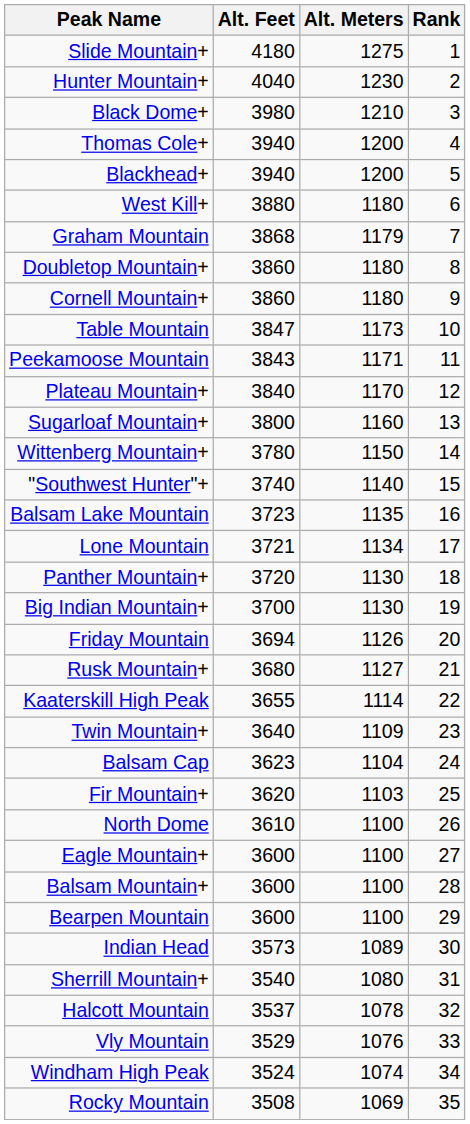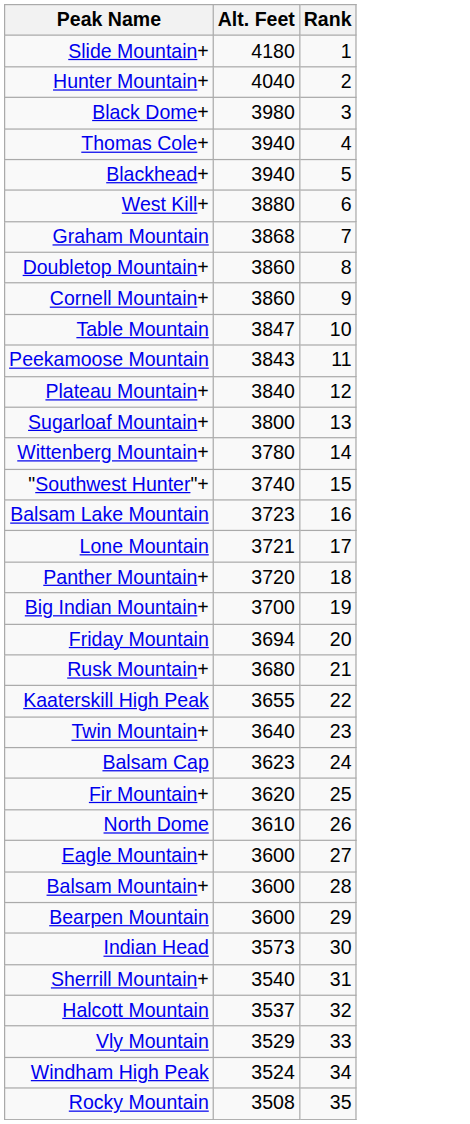- column: (354, 19)
